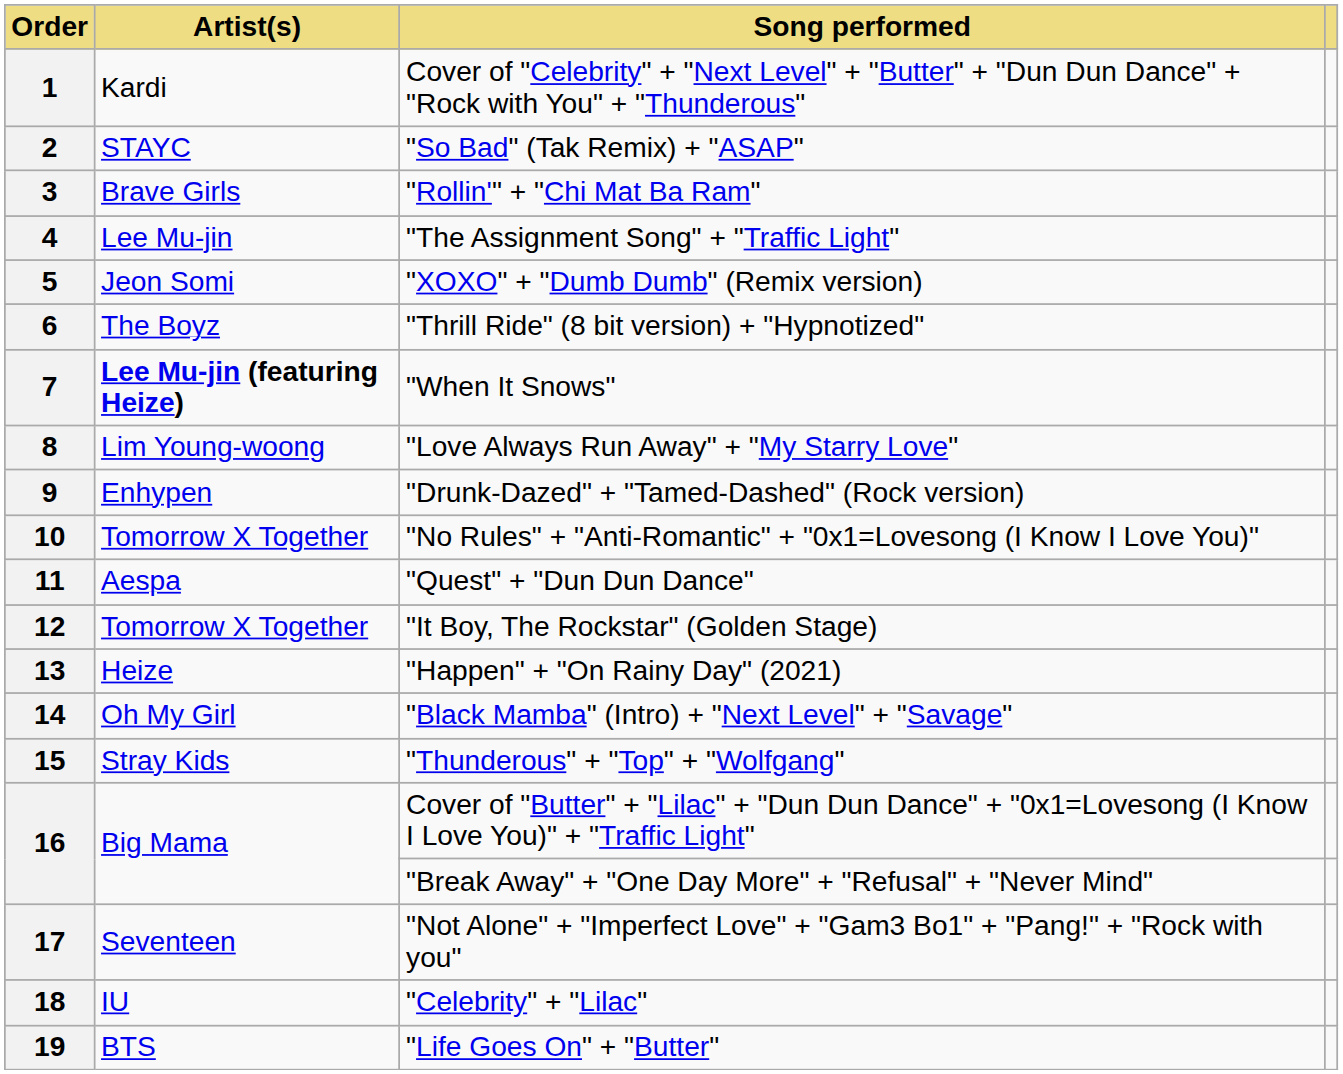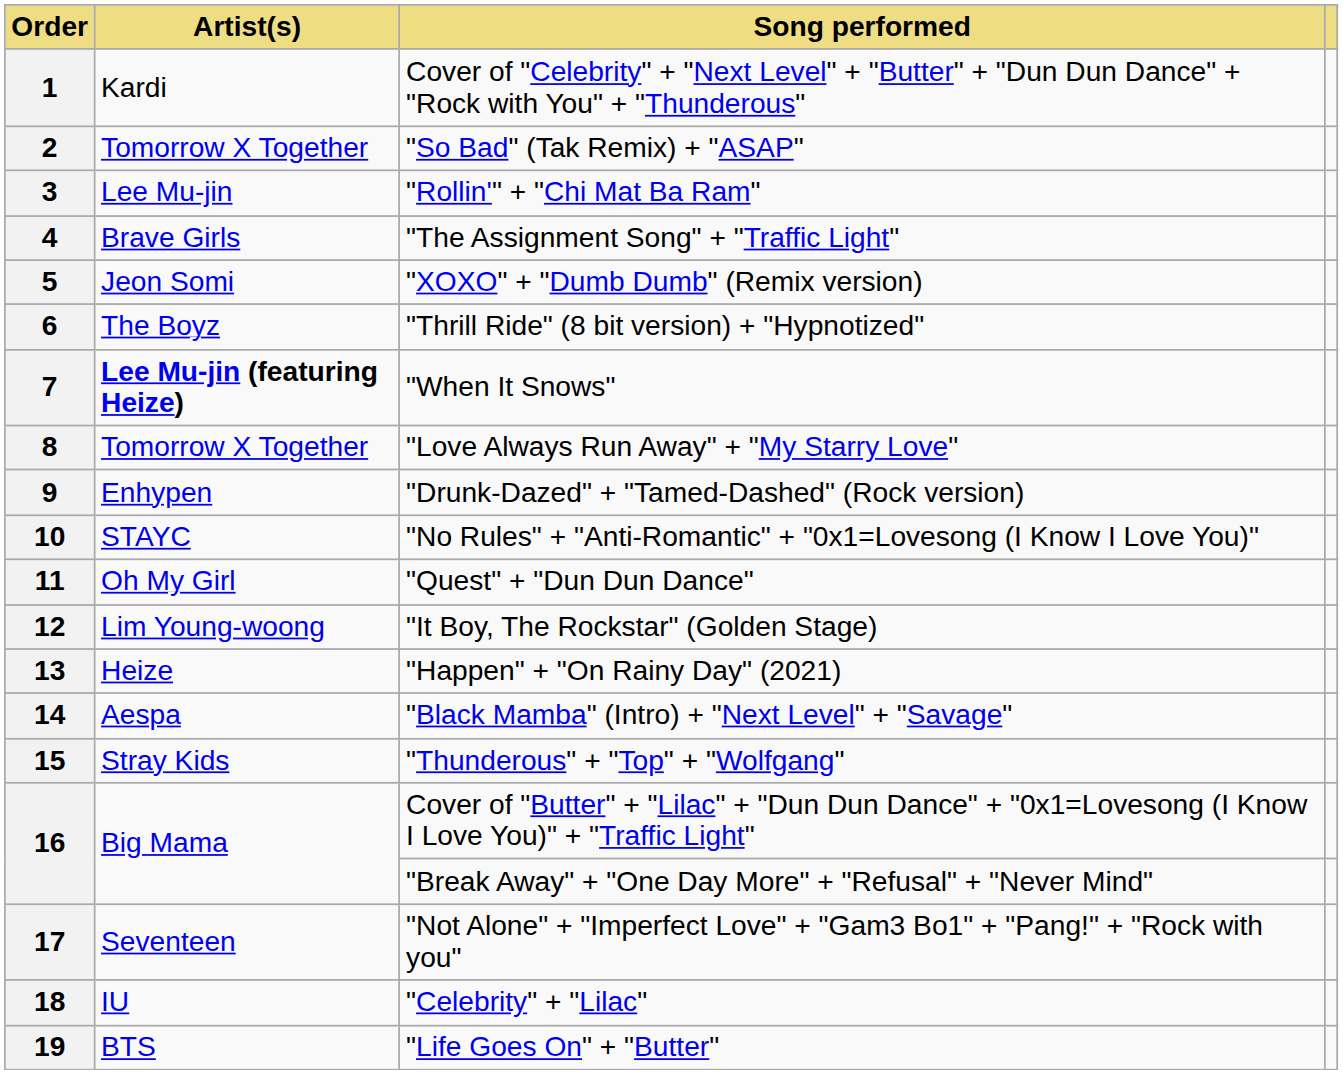(146, 147) STAYC -> (235, 147) Tomorrow X Together
(171, 192) Brave Girls -> (167, 192) Lee Mu-jin
(167, 237) Lee Mu-jin -> (171, 237) Brave Girls
(213, 447) Lim Young-woong -> (235, 447) Tomorrow X Together
(235, 536) Tomorrow X Together -> (146, 536) STAYC
(141, 581) Aespa -> (168, 581) Oh My Girl
(235, 626) Tomorrow X Together -> (213, 626) Lim Young-woong
(168, 715) Oh My Girl -> (141, 715) Aespa
